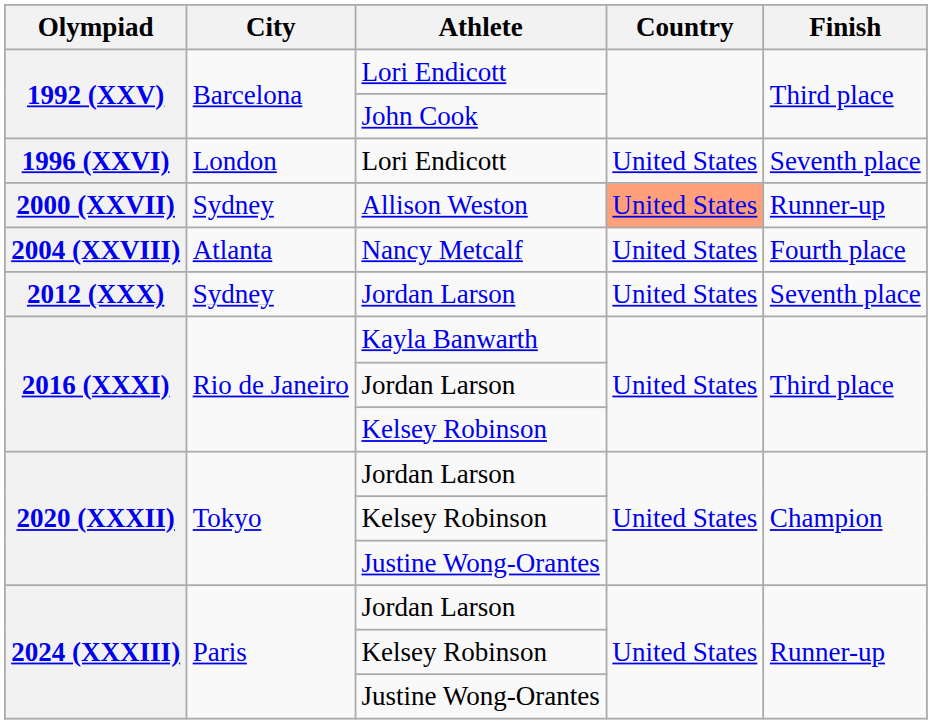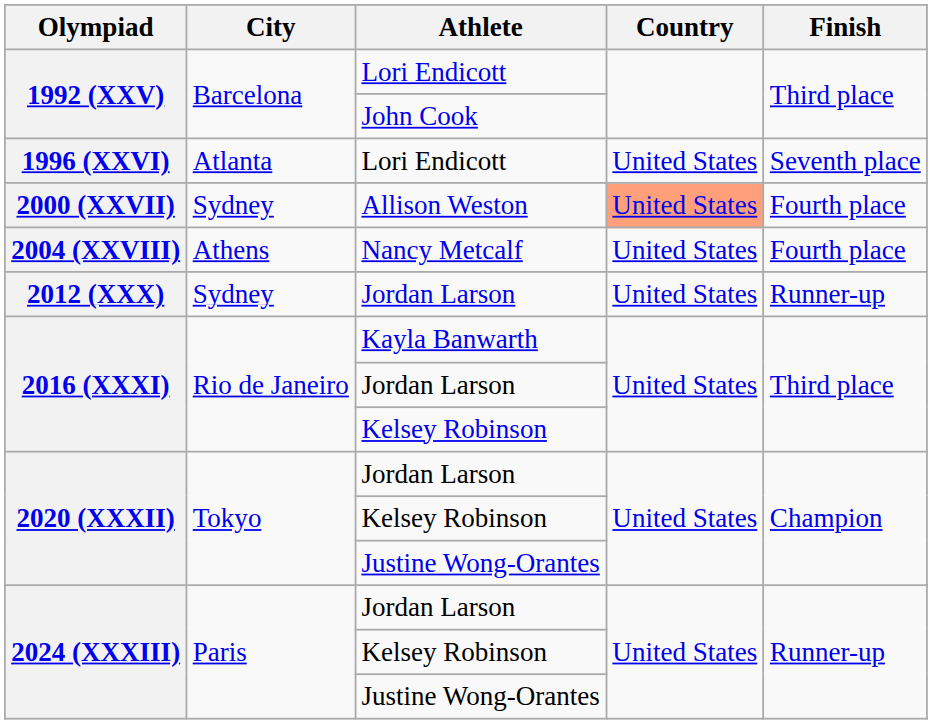(235, 160) London -> (232, 160) Atlanta
(827, 205) Runner-up -> (838, 205) Fourth place
(232, 250) Atlanta -> (231, 250) Athens
(845, 294) Seventh place -> (827, 294) Runner-up
